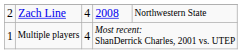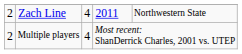(107, 13) 2008 -> (107, 13) 2011
(10, 36) 1 -> (10, 36) 2
